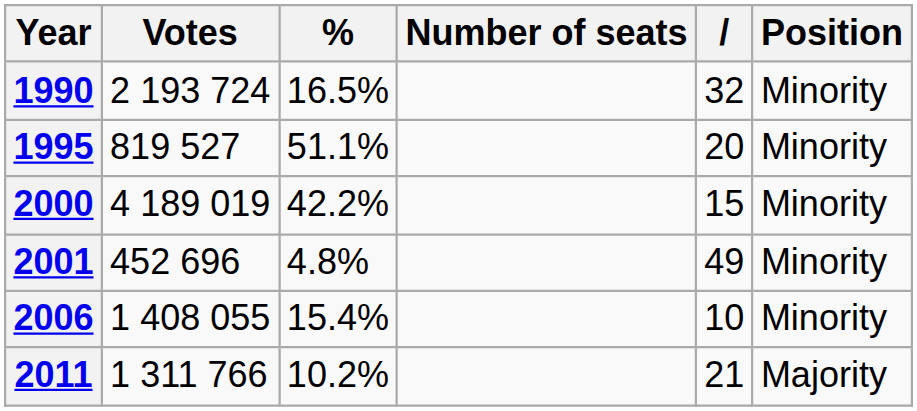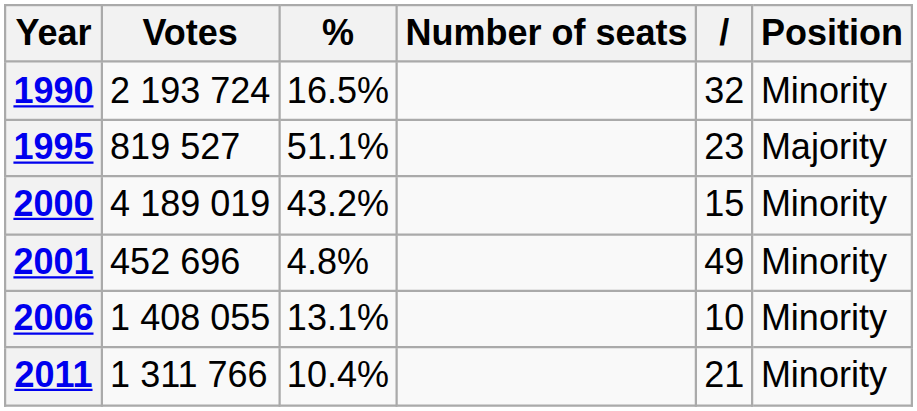(724, 147) 20 -> (724, 147) 23
(824, 147) Minority -> (824, 147) Majority
(338, 204) 42.2% -> (338, 204) 43.2%
(338, 318) 15.4% -> (338, 318) 13.1%
(338, 375) 10.2% -> (338, 375) 10.4%
(824, 375) Majority -> (824, 375) Minority
